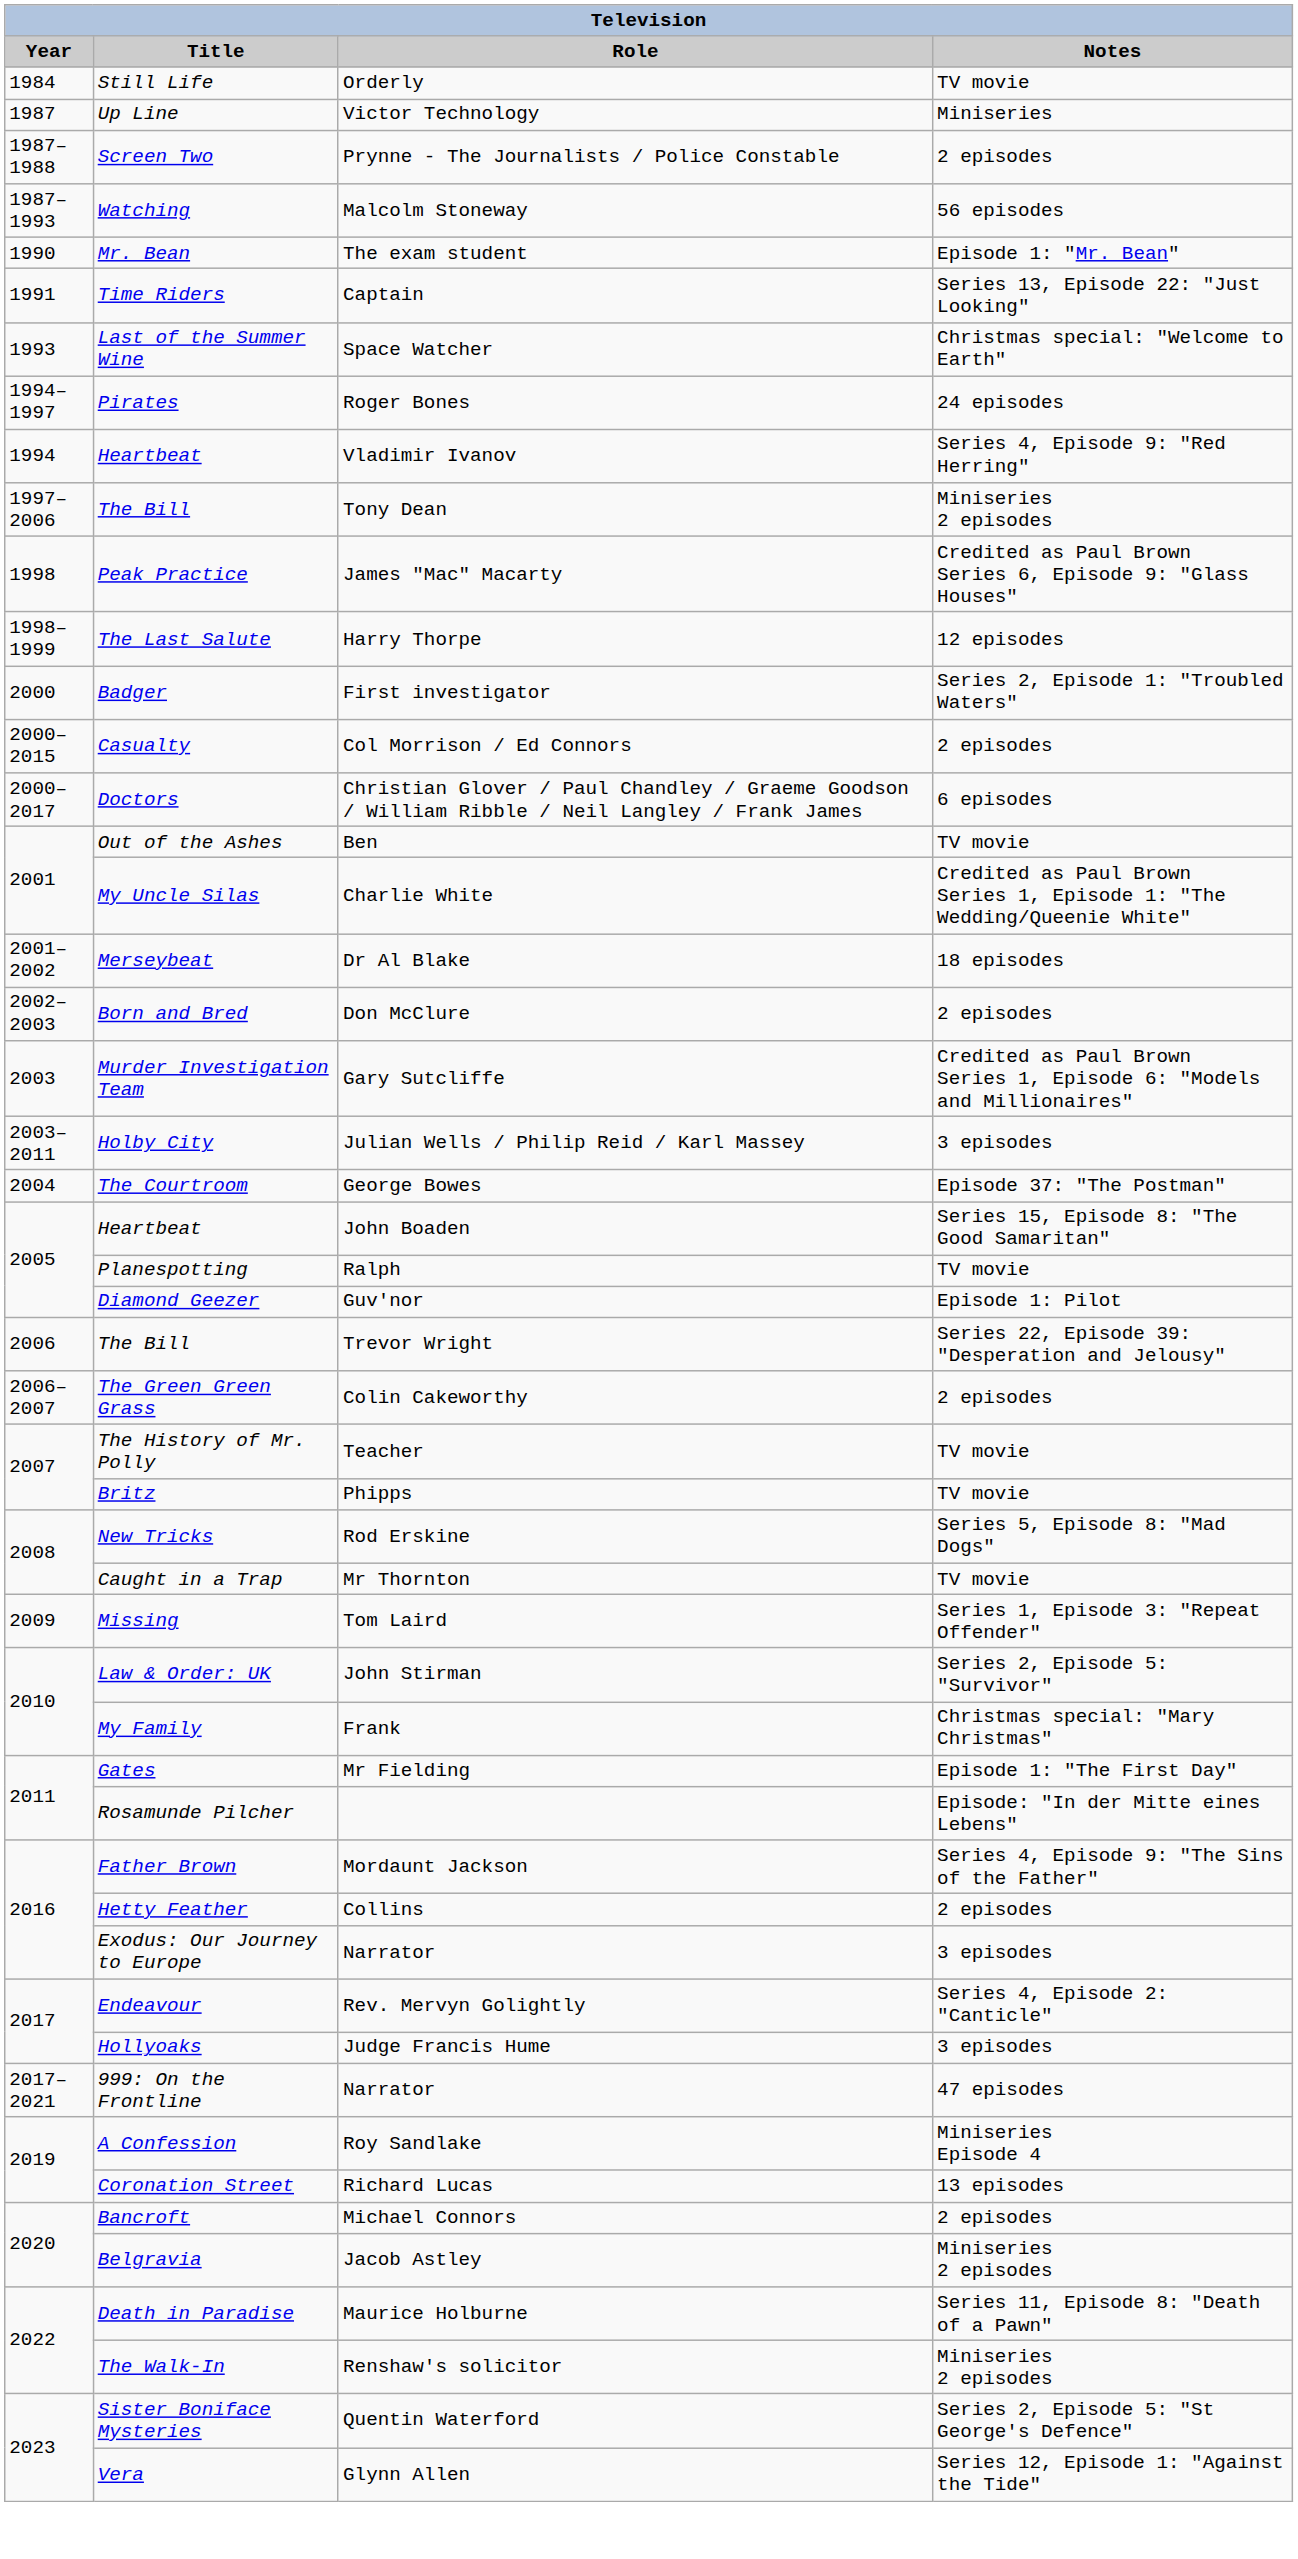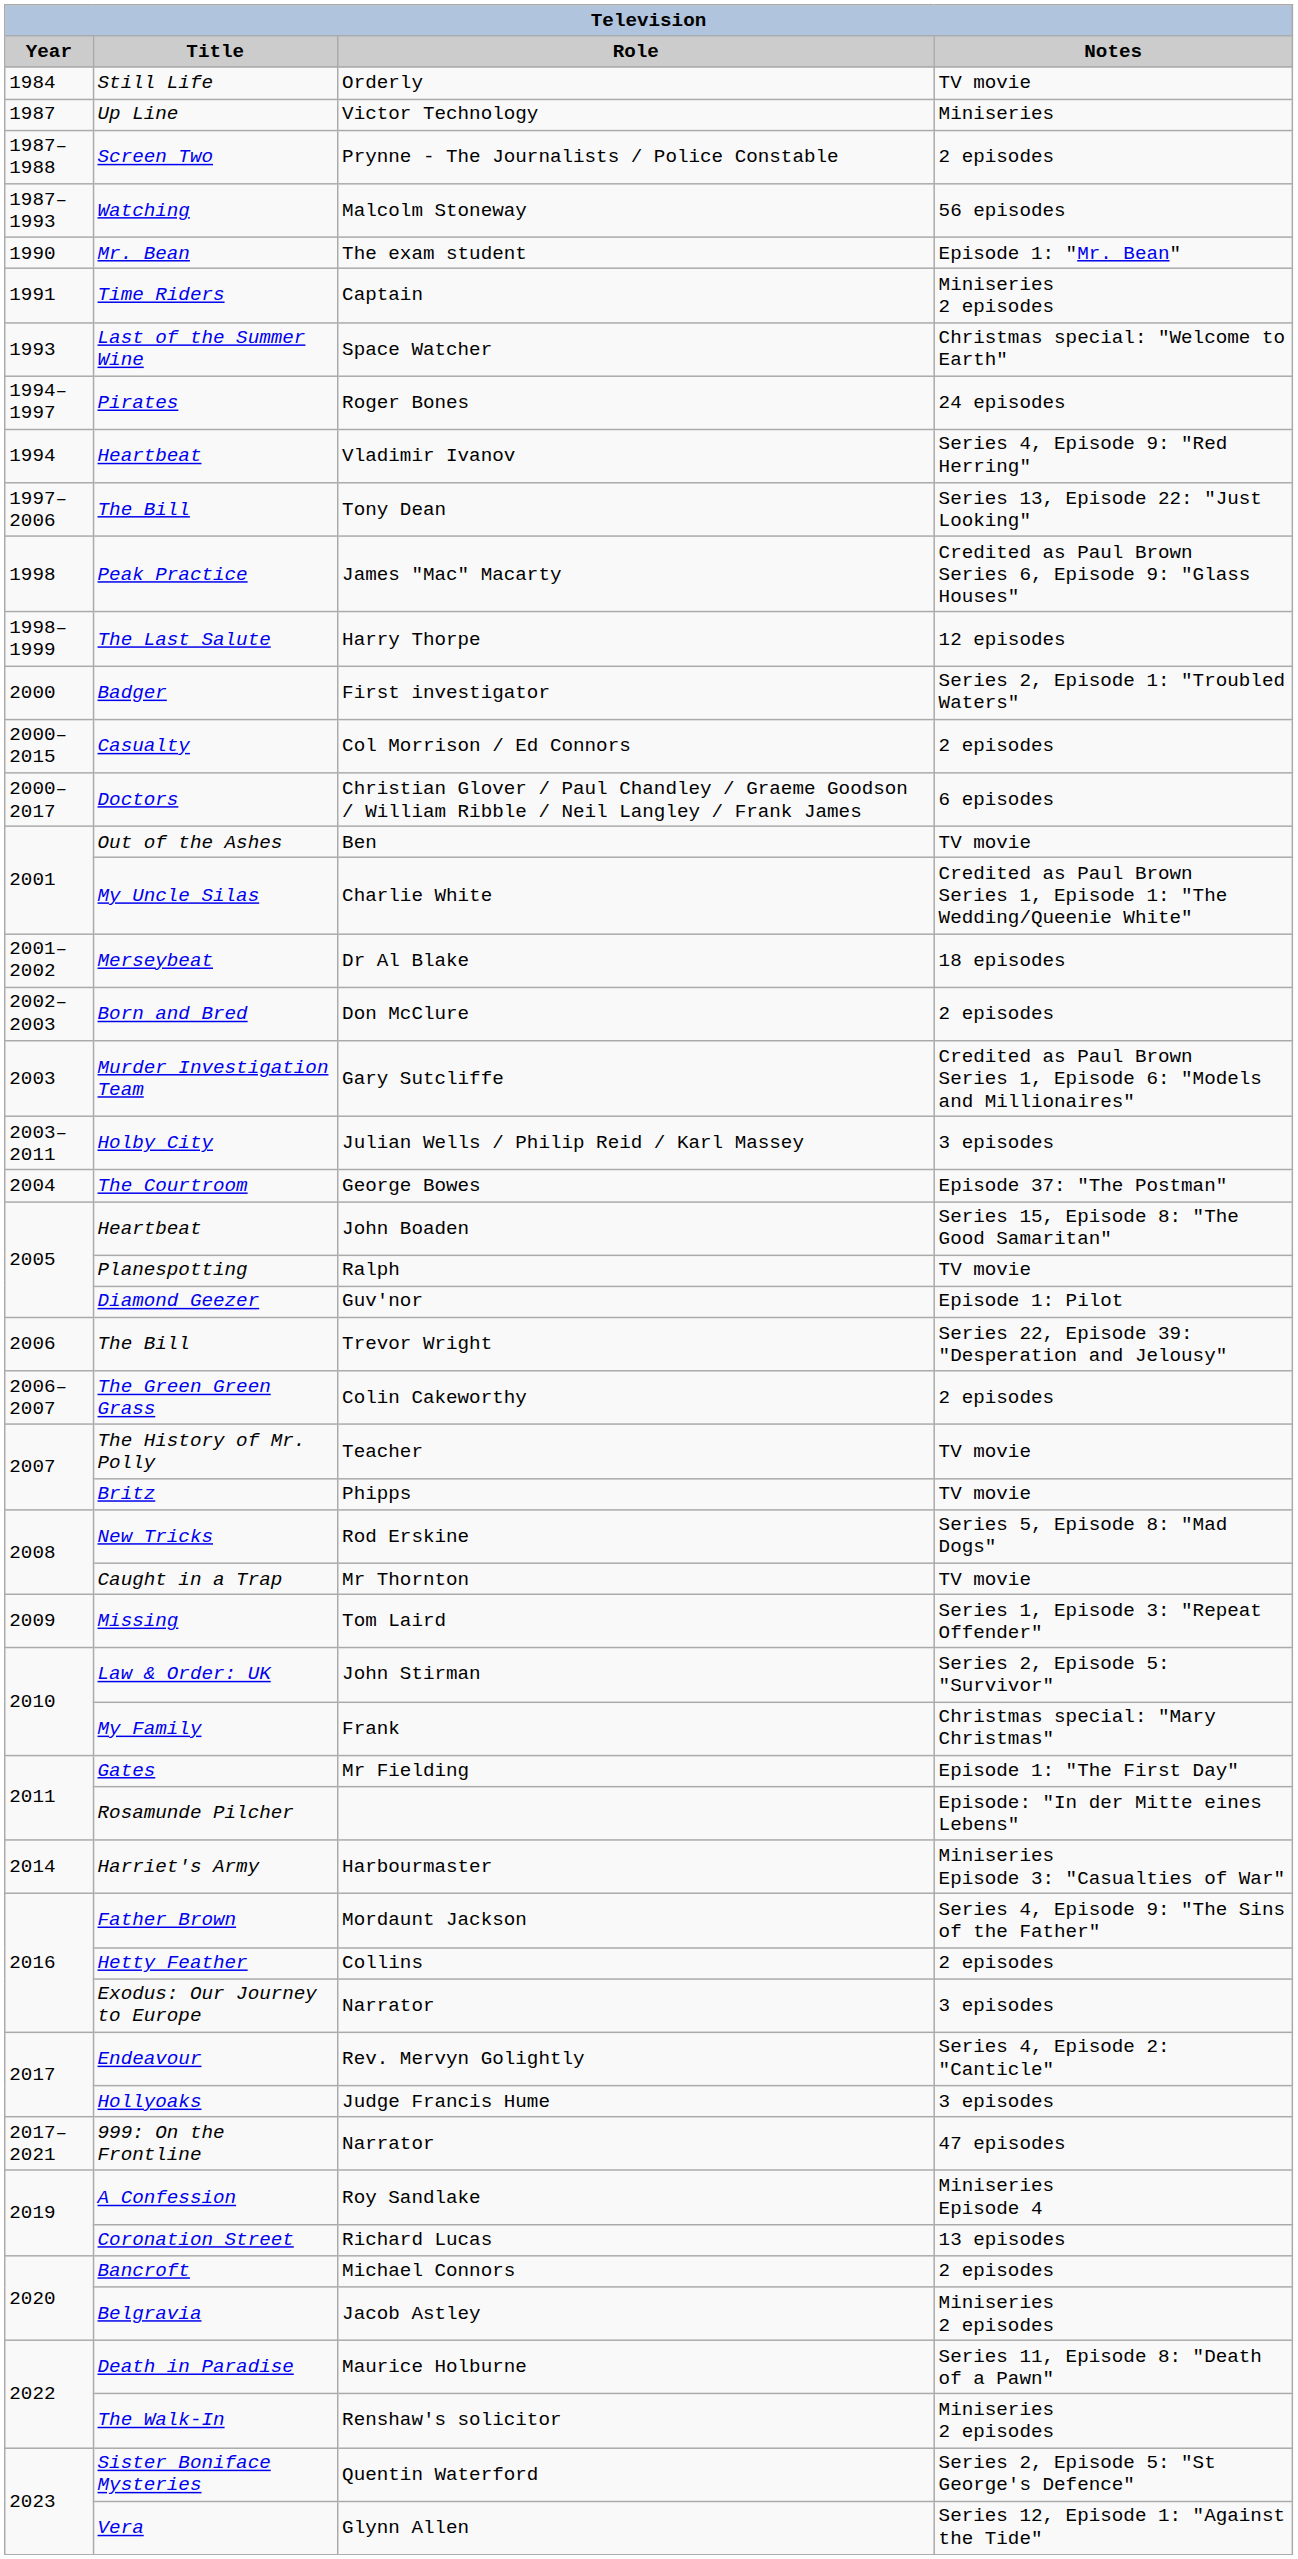(1099, 295) Series 13, Episode 22: "Just Looking" -> (996, 295) Miniseries 2 episodes
(995, 510) Miniseries 2 episodes -> (1100, 510) Series 13, Episode 22: "Just Looking"
+ row: (178, 1867)
